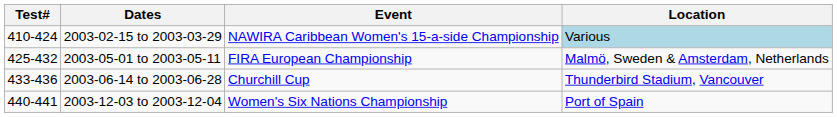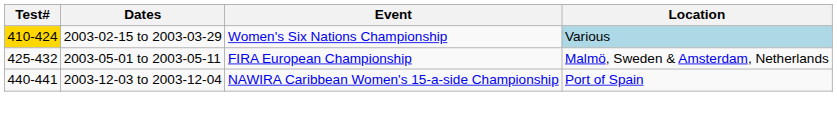(33, 36) no background -> (33, 36) gold background
(393, 36) NAWIRA Caribbean Women's 15-a-side Championship -> (338, 36) Women's Six Nations Championship
- row: (143, 79)
(338, 101) Women's Six Nations Championship -> (393, 79) NAWIRA Caribbean Women's 15-a-side Championship
